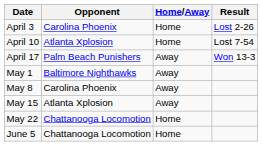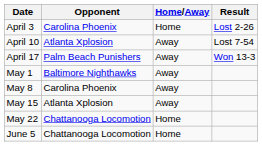(168, 42) Home -> (167, 42) Away
